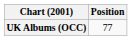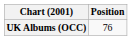(108, 27) 77 -> (108, 27) 76
